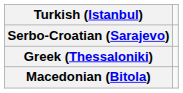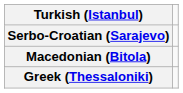rows swapped: (88, 56) <-> (88, 77)
